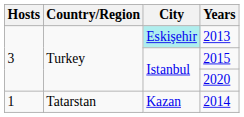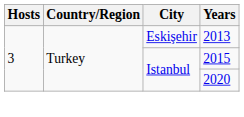(172, 36) paleturquoise background -> (172, 36) no background
- row: (217, 101)
